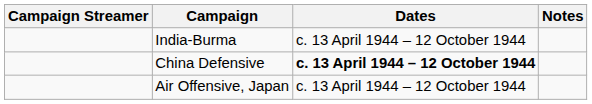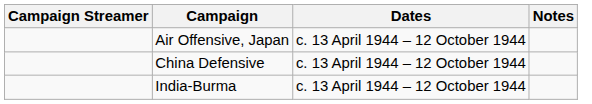rows swapped: (196, 39) <-> (222, 87)
(416, 63) bold -> (411, 63) normal
